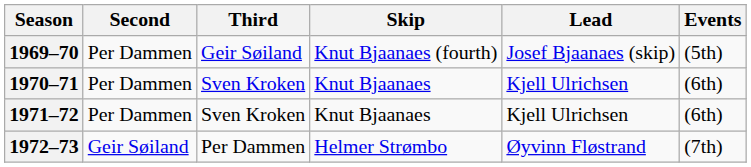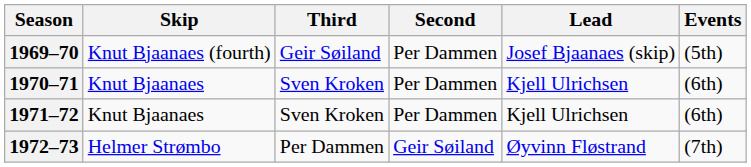columns swapped: (406, 20) <-> (140, 20)
